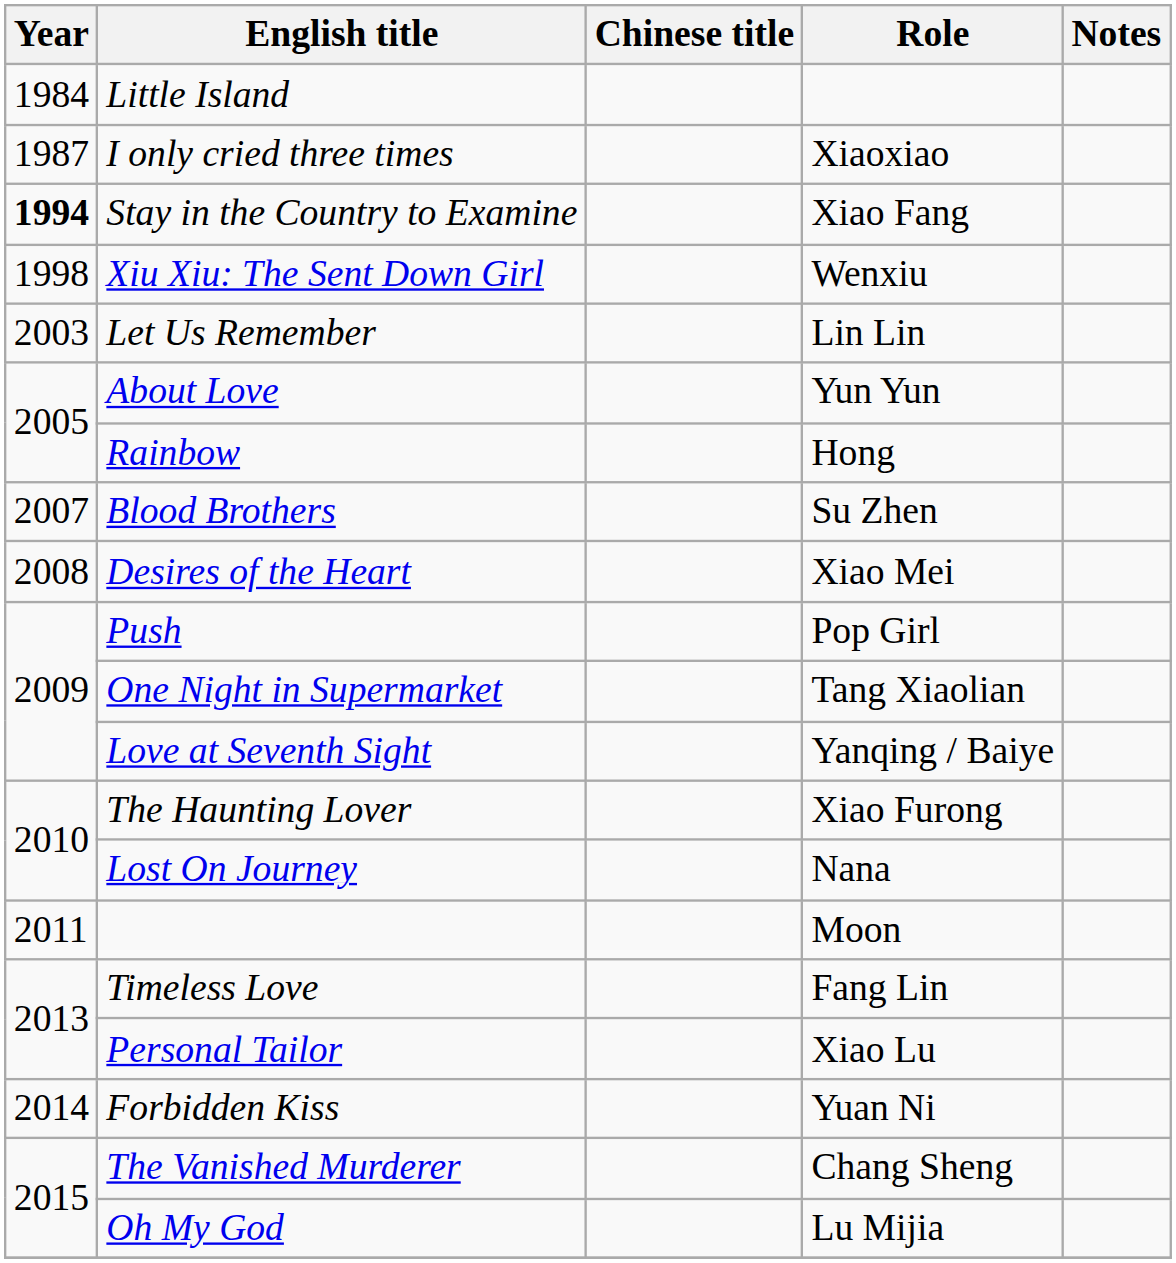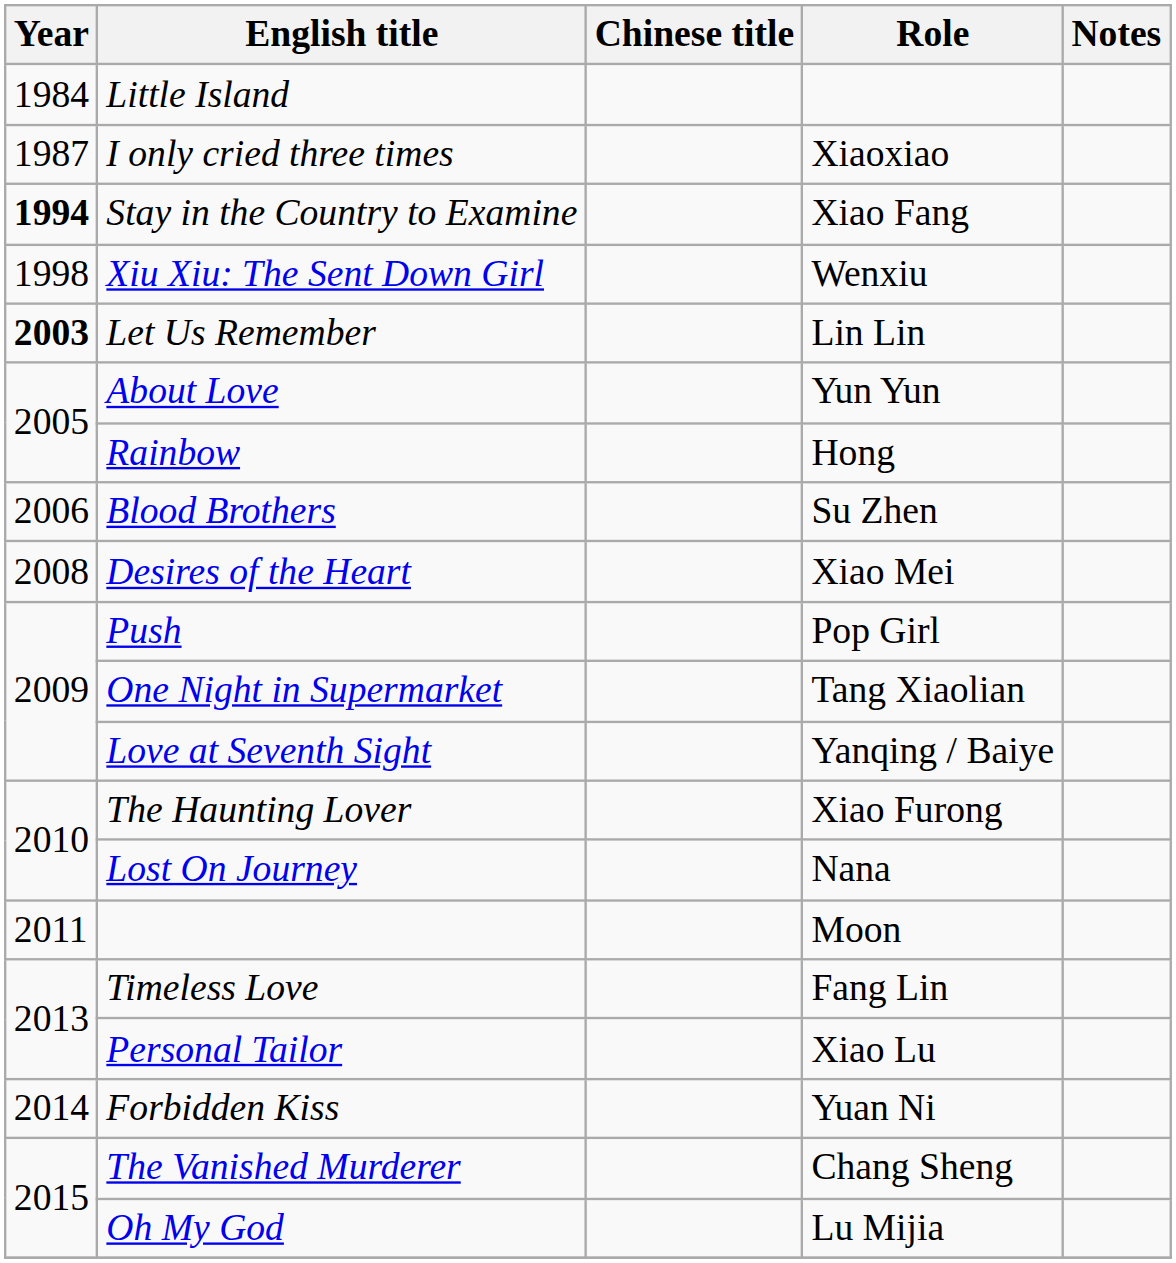(51, 332) normal -> (51, 332) bold
(51, 511) 2007 -> (51, 511) 2006
